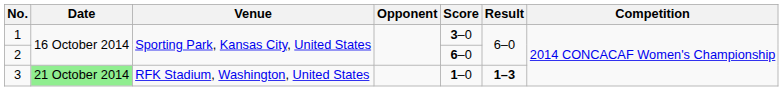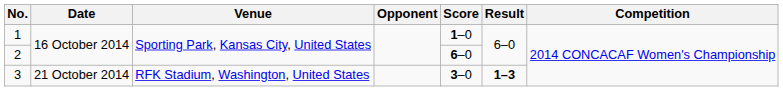(461, 34) 3–0 -> (461, 34) 1–0
(82, 75) lightgreen background -> (82, 75) no background
(461, 75) 1–0 -> (461, 75) 3–0
